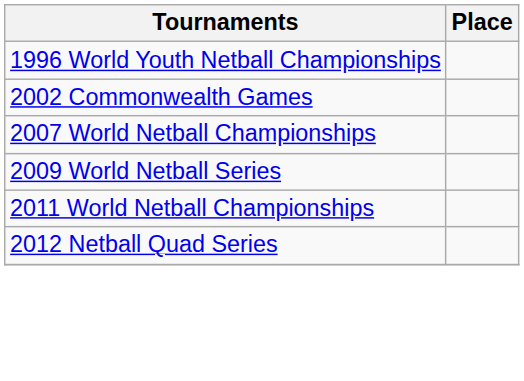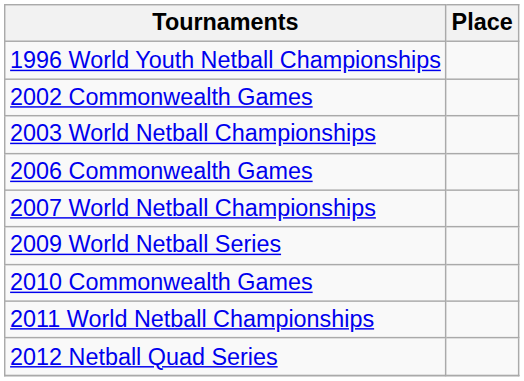+ row: (193, 134)
+ row: (161, 171)
+ row: (161, 282)
